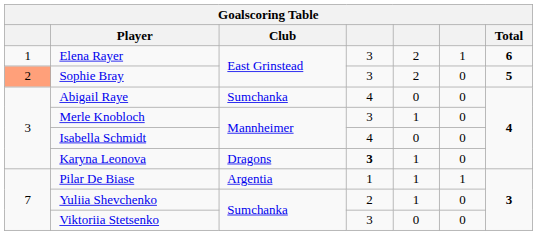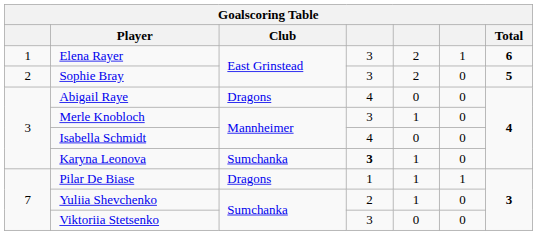(28, 76) lightsalmon background -> (28, 76) no background
(258, 96) Sumchanka -> (249, 96) Dragons
(249, 158) Dragons -> (258, 158) Sumchanka
(250, 179) Argentia -> (249, 179) Dragons
